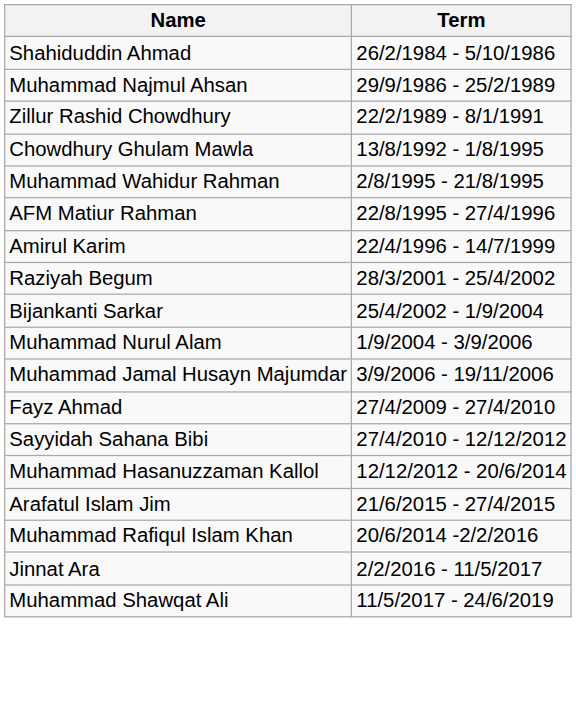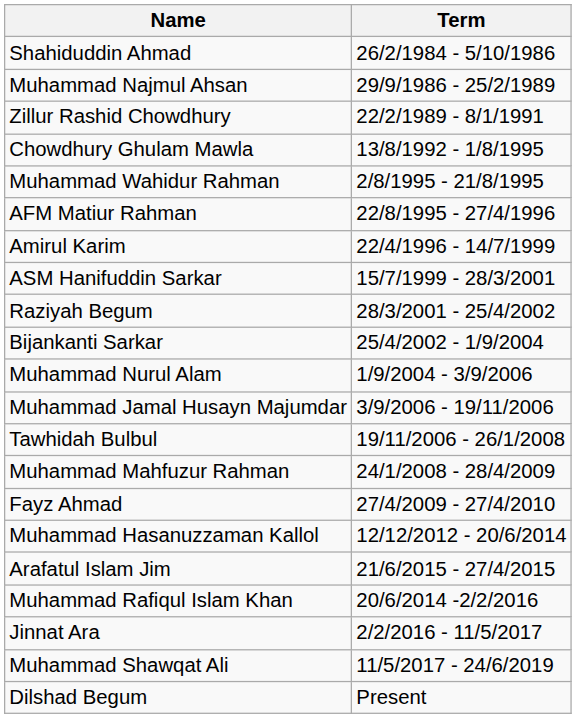+ row: (115, 278)
+ row: (83, 439)
+ row: (149, 471)
- row: (109, 439)
+ row: (78, 697)
